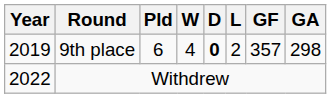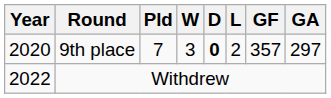(30, 49) 2019 -> (30, 49) 2020
(158, 49) 6 -> (158, 49) 7
(190, 49) 4 -> (190, 49) 3
(306, 49) 298 -> (306, 49) 297
